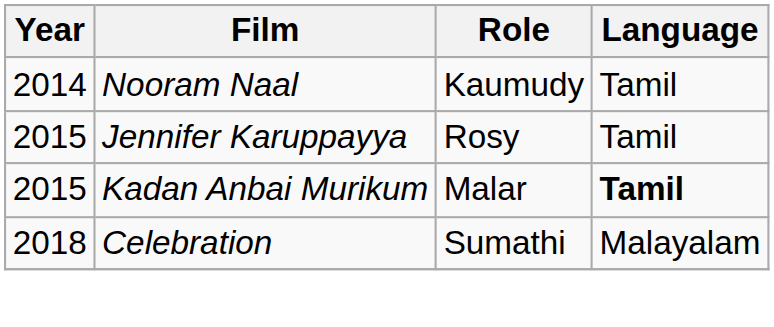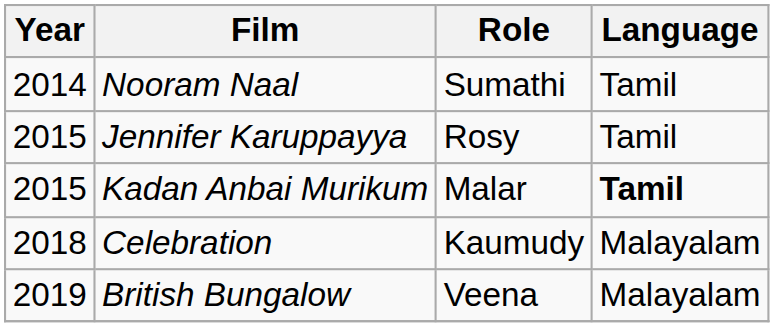(514, 83) Kaumudy -> (505, 83) Sumathi
(505, 242) Sumathi -> (514, 242) Kaumudy
+ row: (226, 294)
